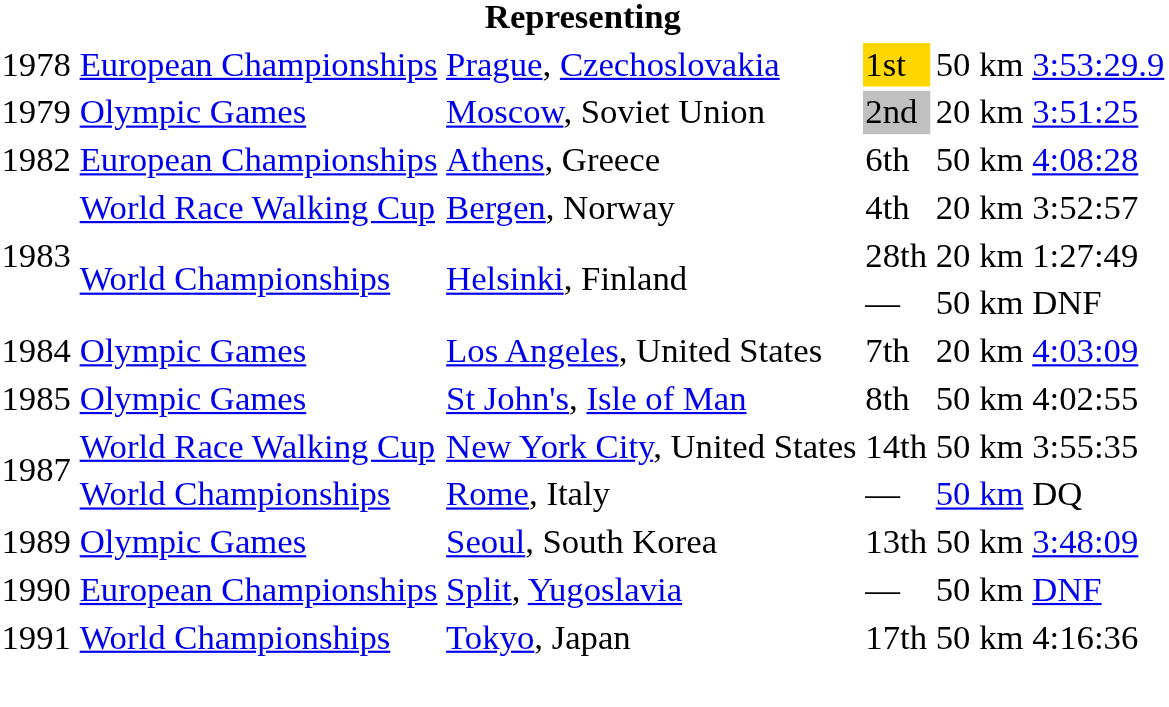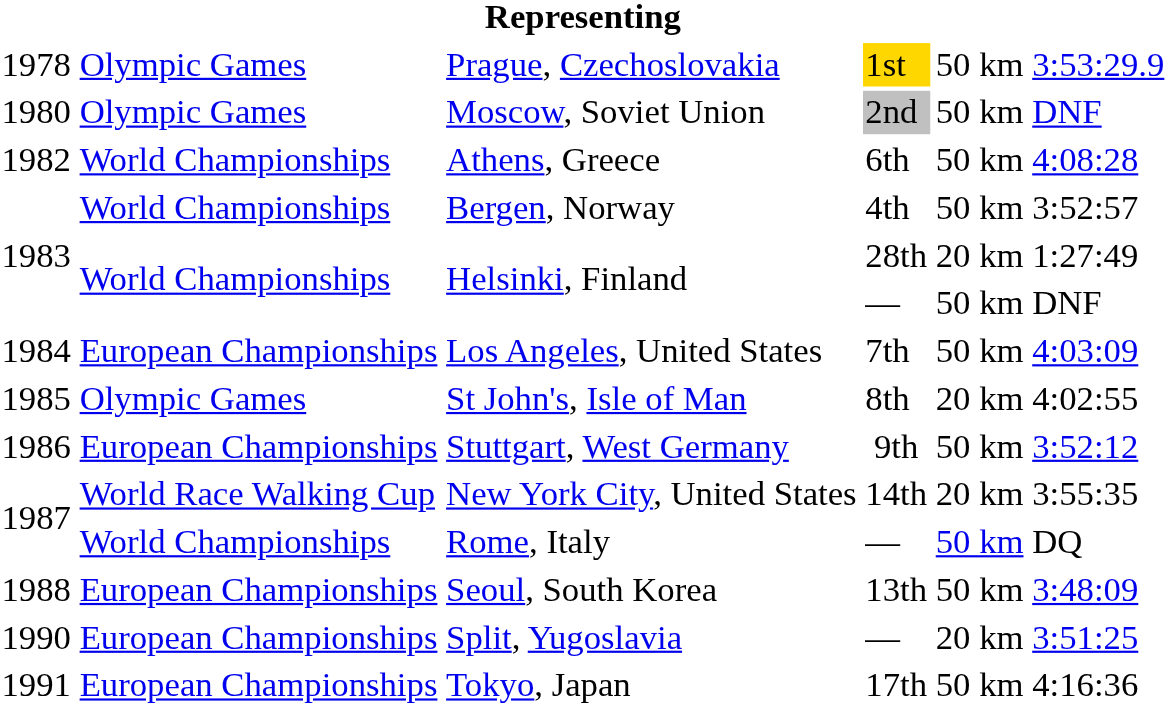(259, 64) European Championships -> (193, 64) Olympic Games
(36, 111) 1979 -> (36, 111) 1980
(980, 111) 20 km -> (980, 111) 50 km
(1085, 111) 3:51:25 -> (1067, 111) DNF
(259, 159) European Championships -> (235, 159) World Championships
(257, 207) World Race Walking Cup -> (235, 207) World Championships
(980, 207) 20 km -> (980, 207) 50 km
(193, 350) Olympic Games -> (259, 350) European Championships
(980, 350) 20 km -> (980, 350) 50 km
(980, 398) 50 km -> (980, 398) 20 km
+ row: (617, 446)
(980, 446) 50 km -> (980, 493) 20 km
(36, 541) 1989 -> (36, 589) 1988
(193, 541) Olympic Games -> (259, 589) European Championships
(980, 589) 50 km -> (980, 637) 20 km
(1067, 589) DNF -> (1085, 637) 3:51:25
(235, 637) World Championships -> (259, 684) European Championships
